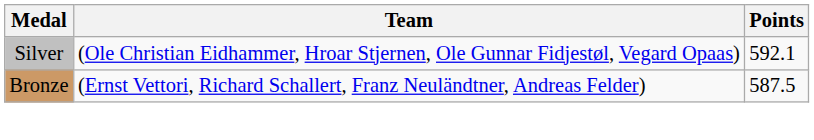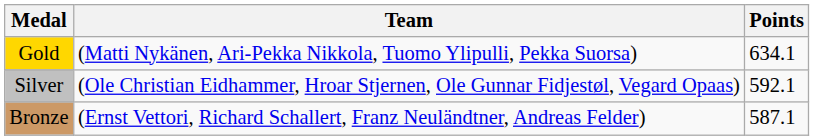+ row: (39, 53)
(772, 85) 587.5 -> (772, 118) 587.1
